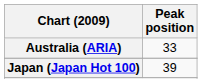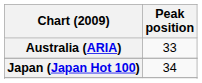(170, 68) 39 -> (170, 68) 34
